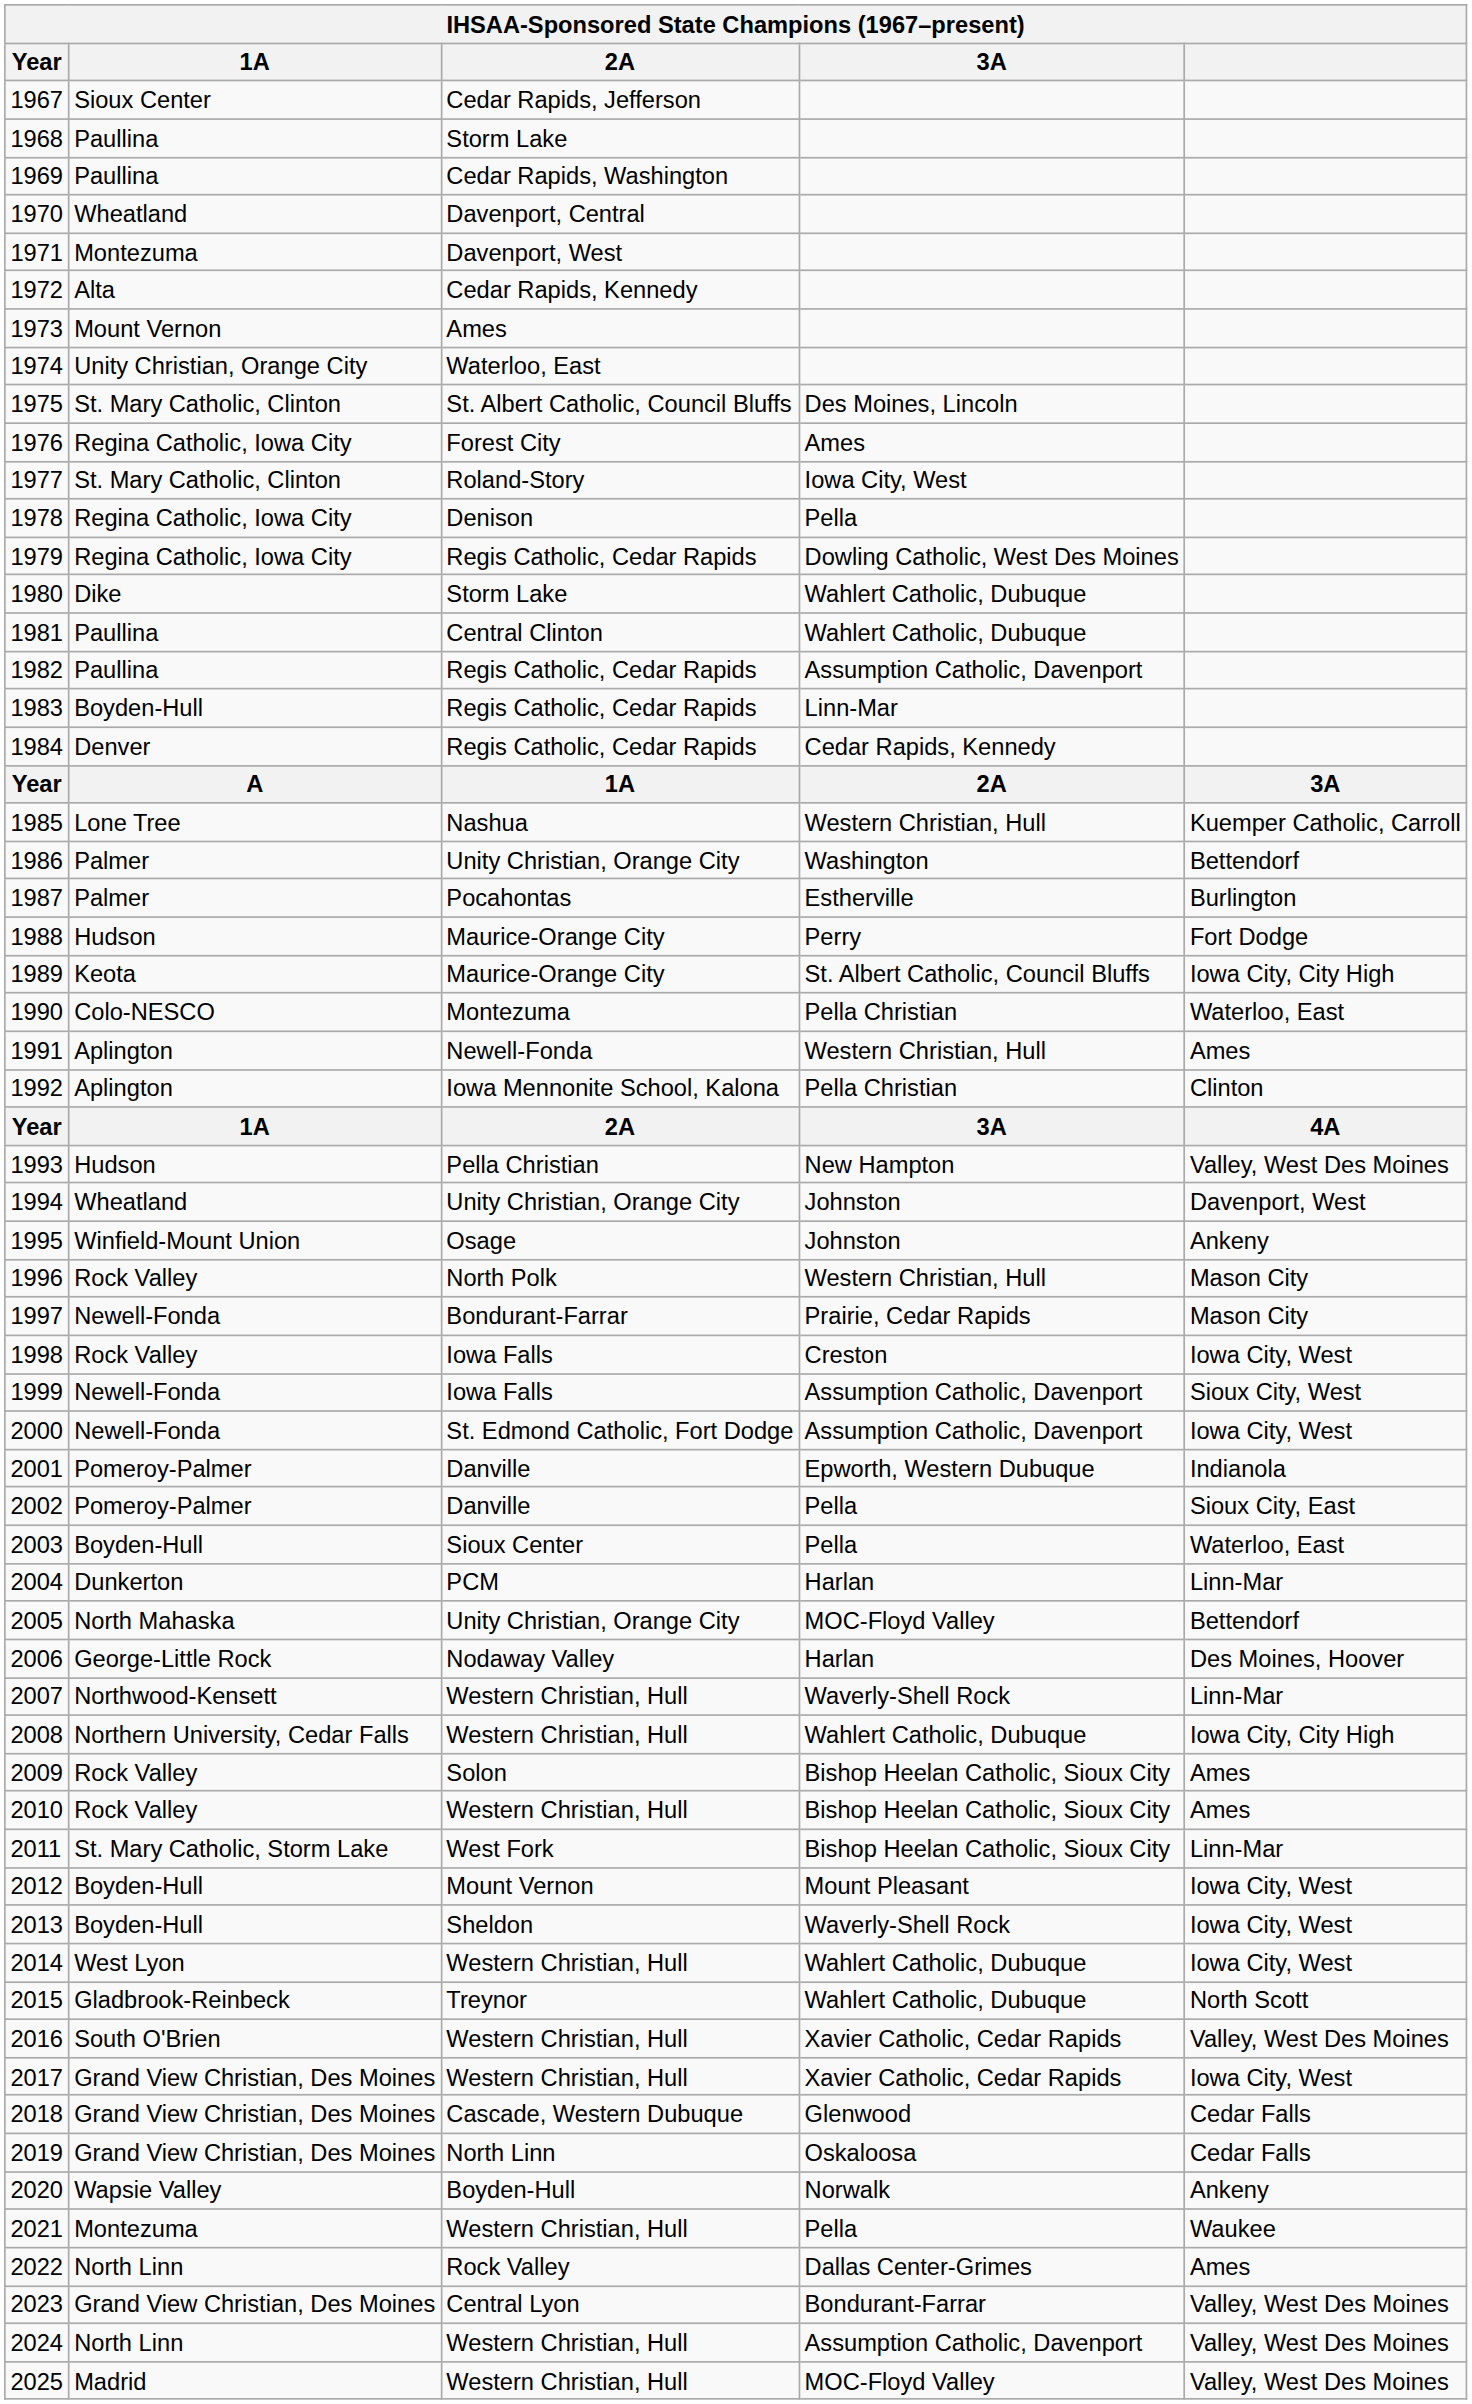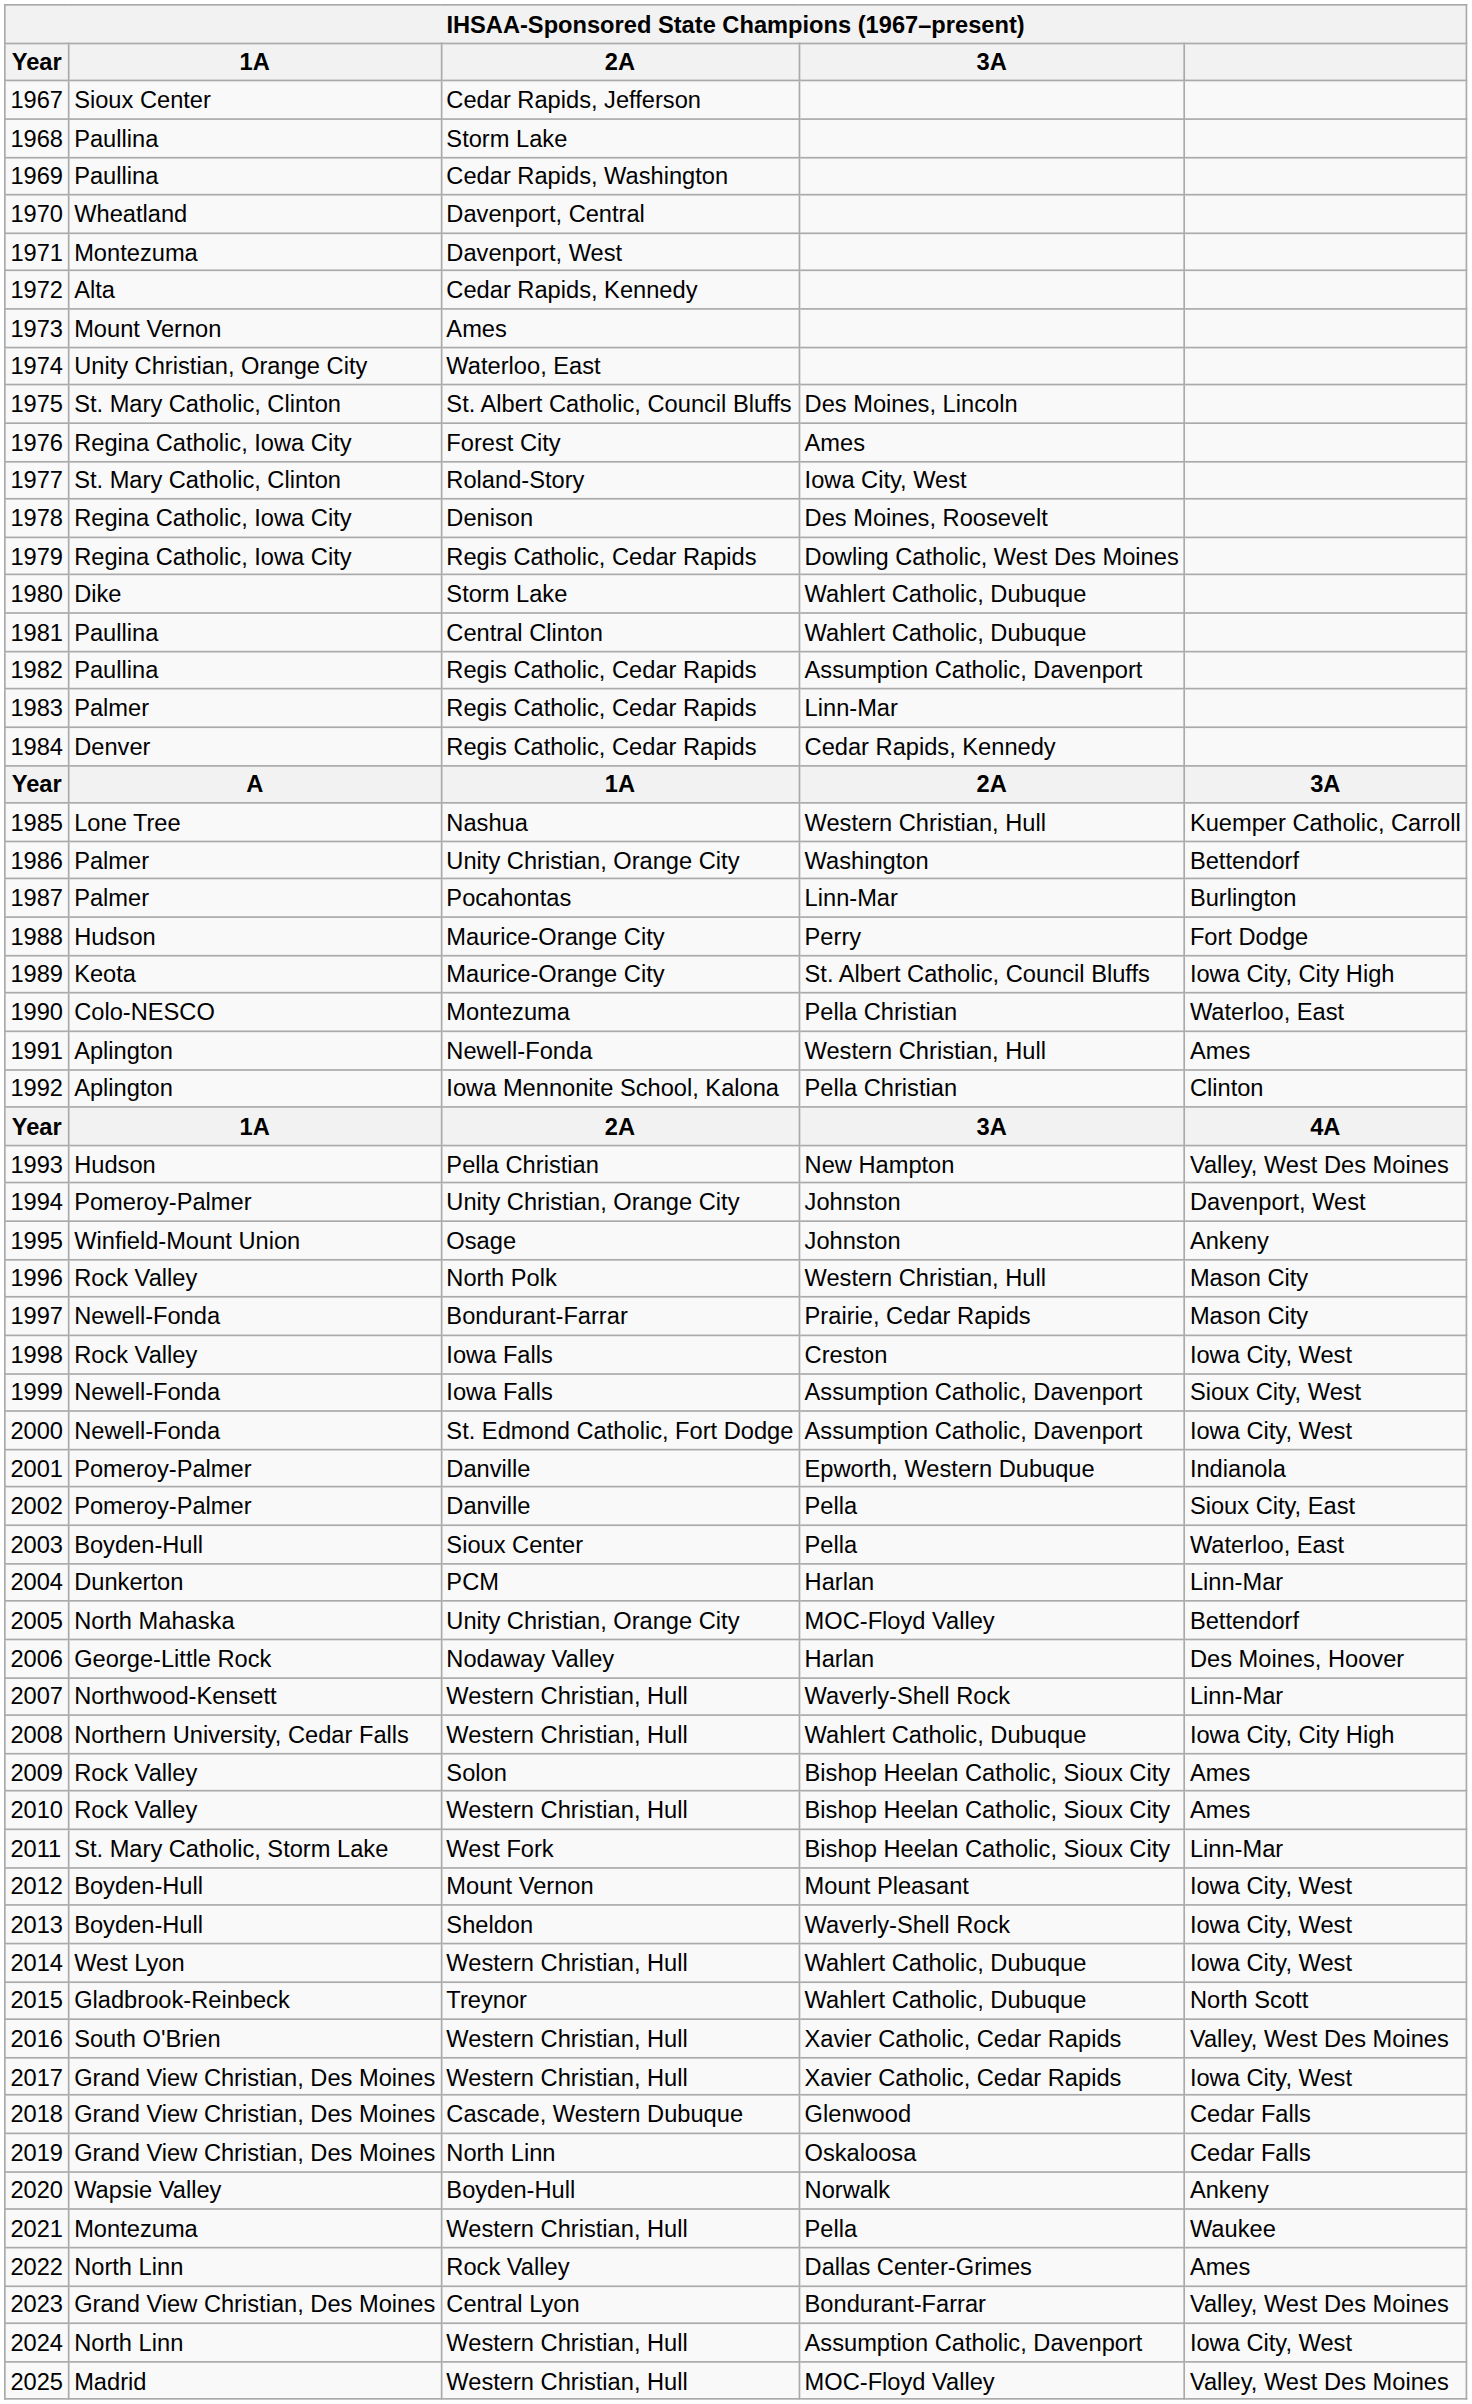(831, 518) Pella -> (926, 518) Des Moines, Roosevelt
(139, 708) Boyden-Hull -> (112, 708) Palmer
(859, 898) Estherville -> (851, 898) Linn-Mar
(131, 1202) Wheatland -> (163, 1202) Pomeroy-Palmer
(1319, 2343) Valley, West Des Moines -> (1271, 2343) Iowa City, West
